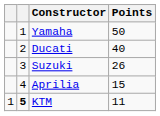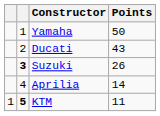(119, 49) 40 -> (119, 49) 43
(23, 67) normal -> (23, 67) bold
(119, 84) 15 -> (119, 84) 14
